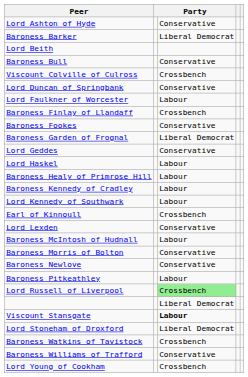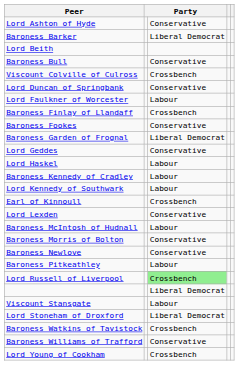- row: (79, 176)
(173, 316) bold -> (164, 303) normal
